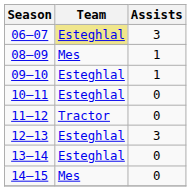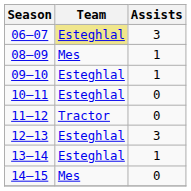(157, 155) 0 -> (157, 155) 1
